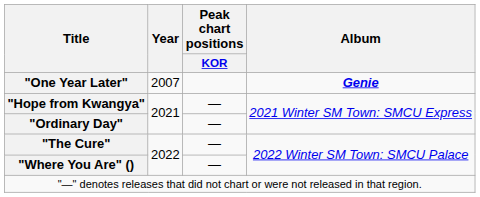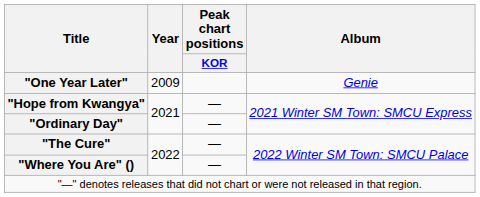(165, 82) 2007 -> (165, 82) 2009
(361, 82) bold -> (361, 82) normal
